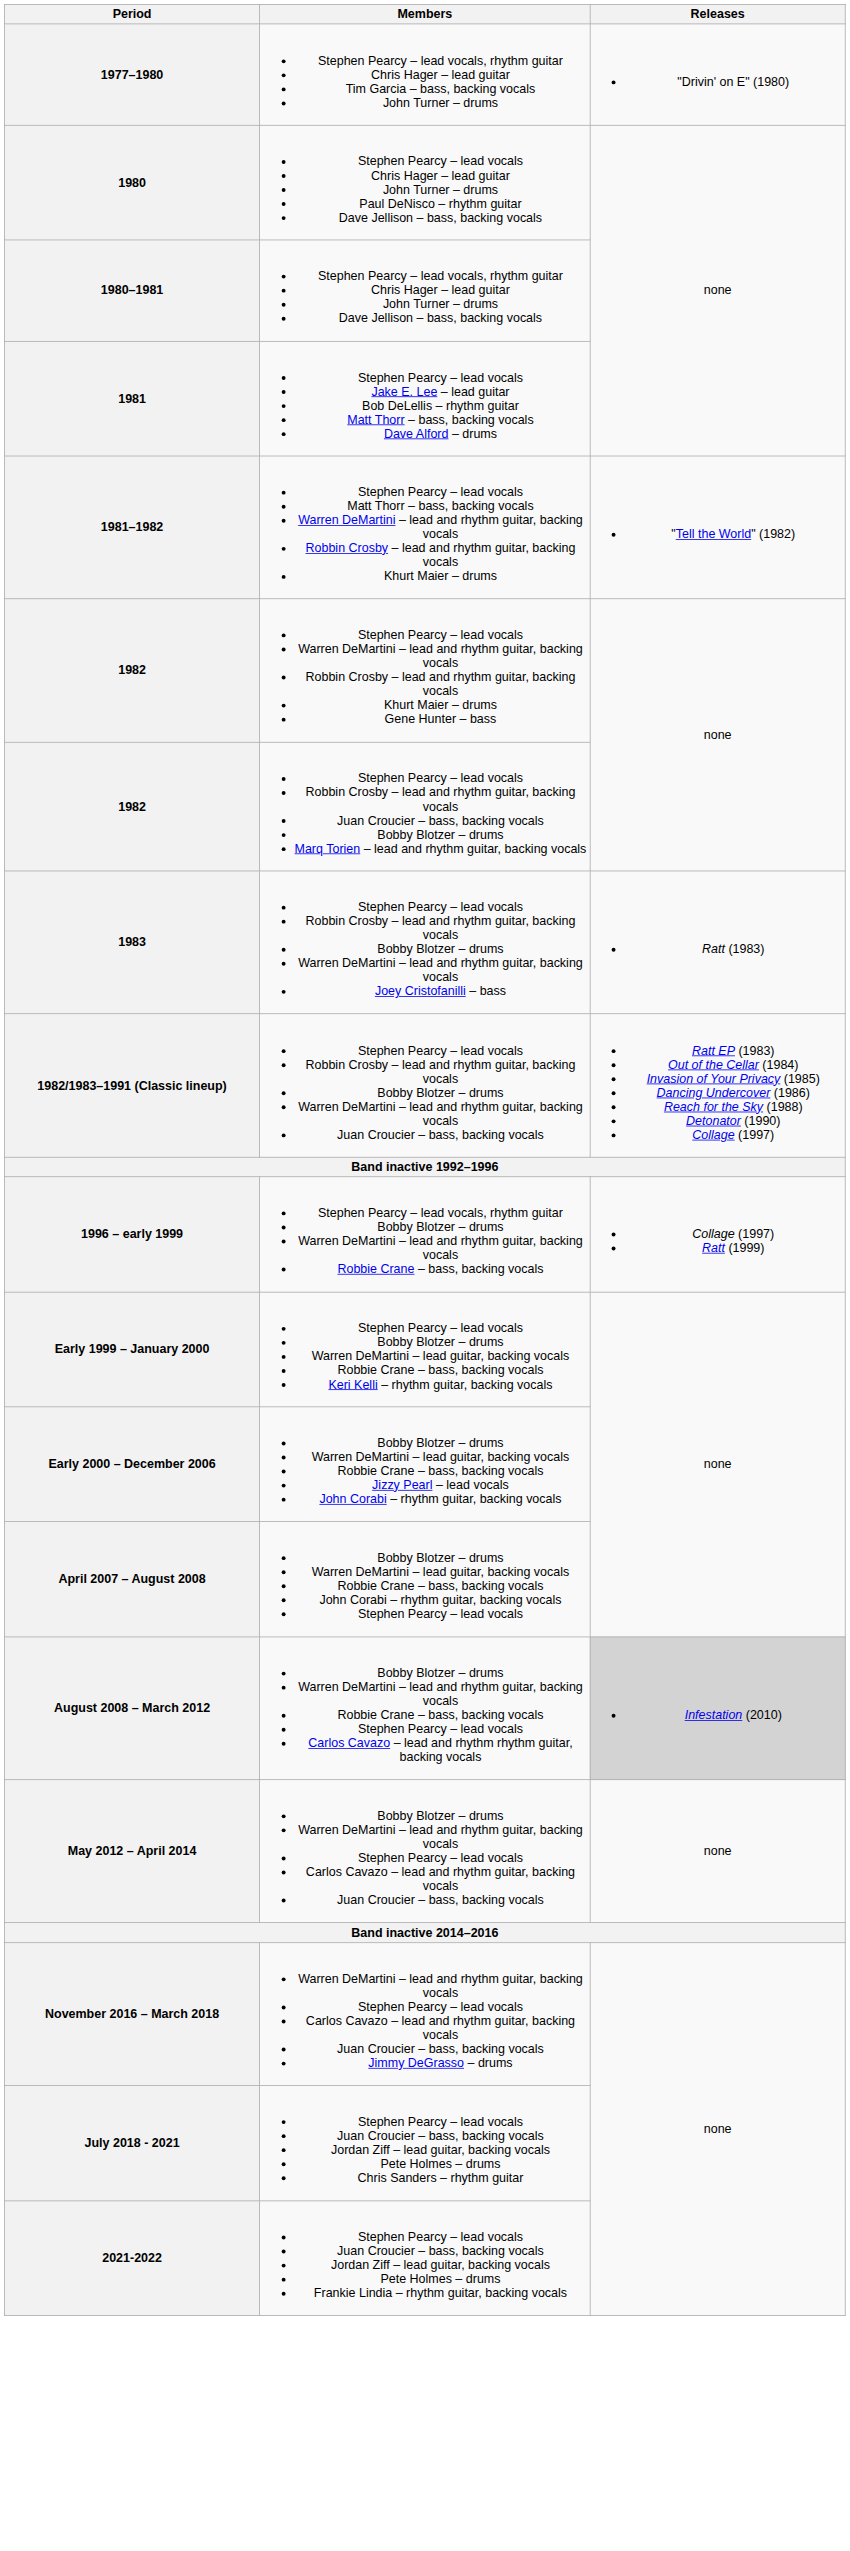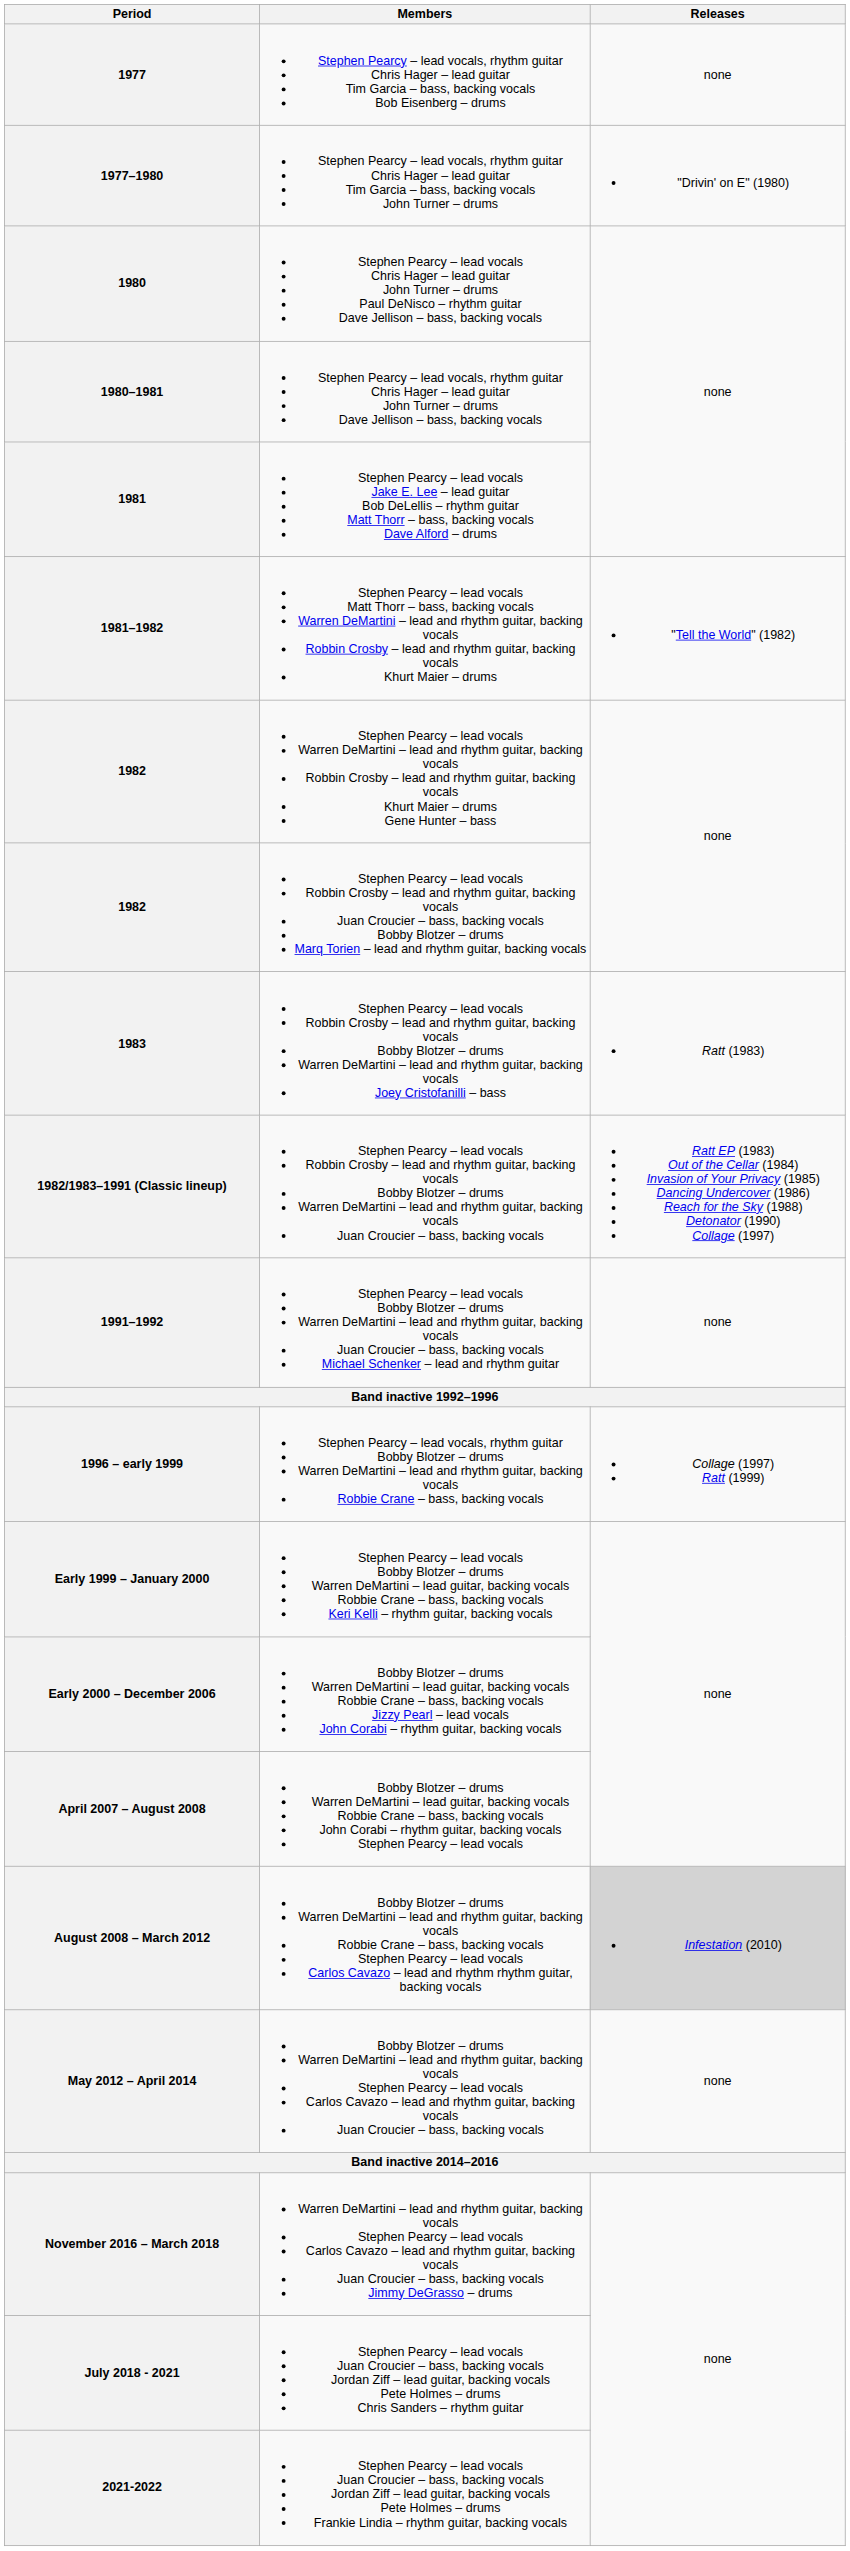+ row: (132, 74)
+ row: (132, 1322)
